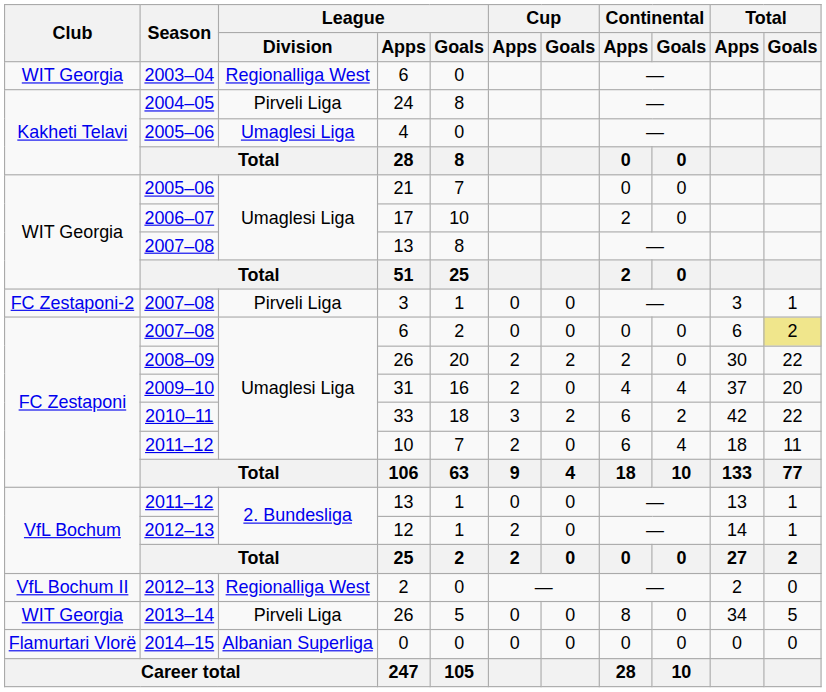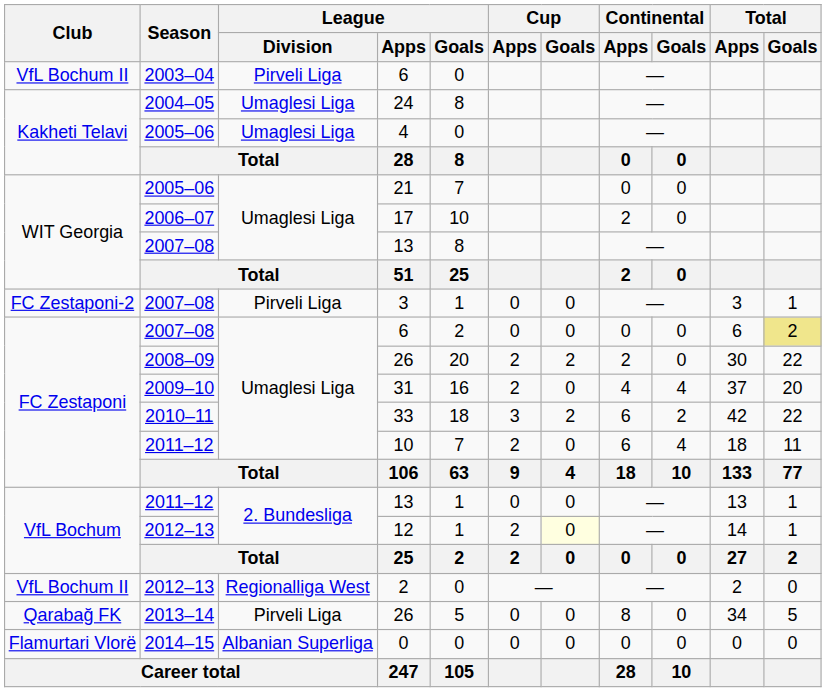(72, 75) WIT Georgia -> (72, 75) VfL Bochum II
(298, 75) Regionalliga West -> (298, 75) Pirveli Liga
(298, 103) Pirveli Liga -> (298, 103) Umaglesi Liga
(570, 530) no background -> (570, 530) lightyellow background
(72, 615) WIT Georgia -> (72, 615) Qarabağ FK
